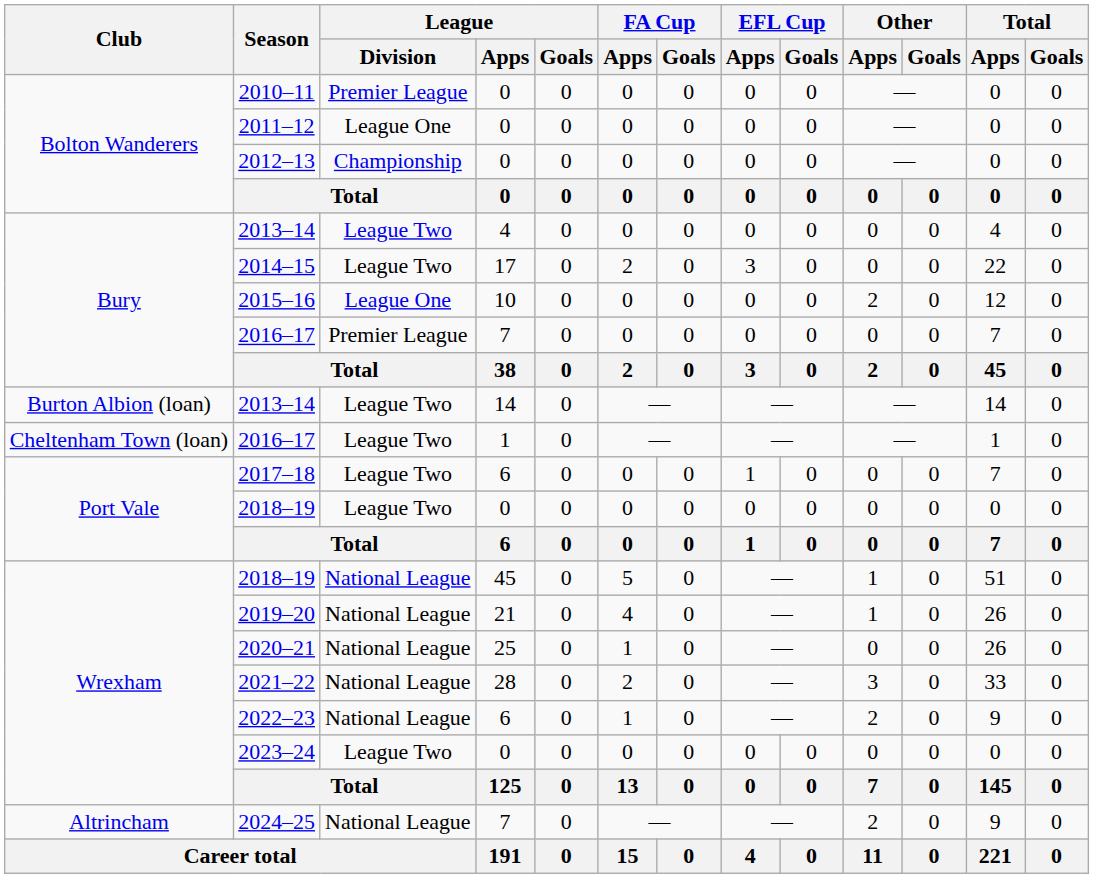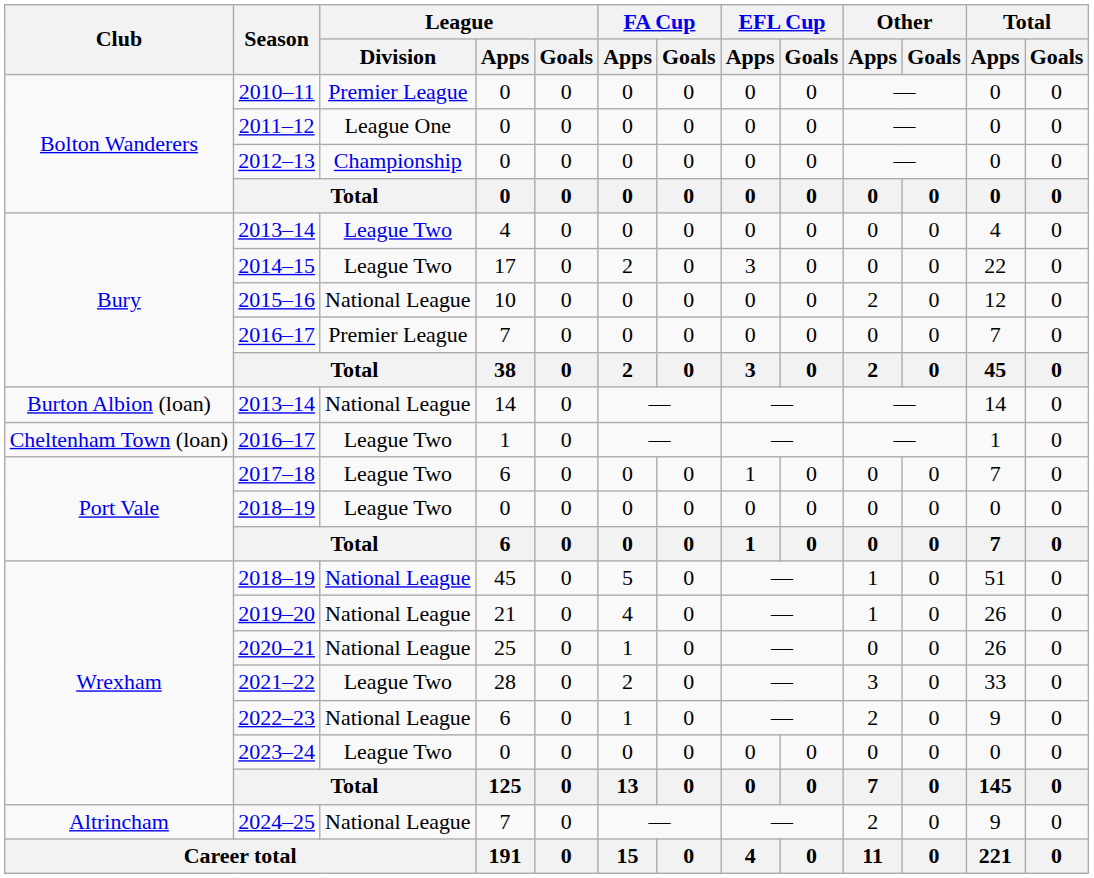(398, 299) League One -> (398, 299) National League
(398, 404) League Two -> (398, 404) National League
(398, 682) National League -> (398, 682) League Two
